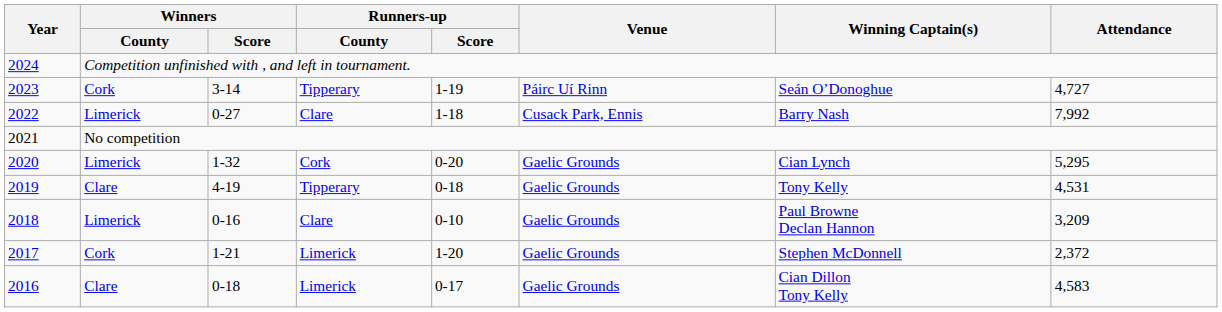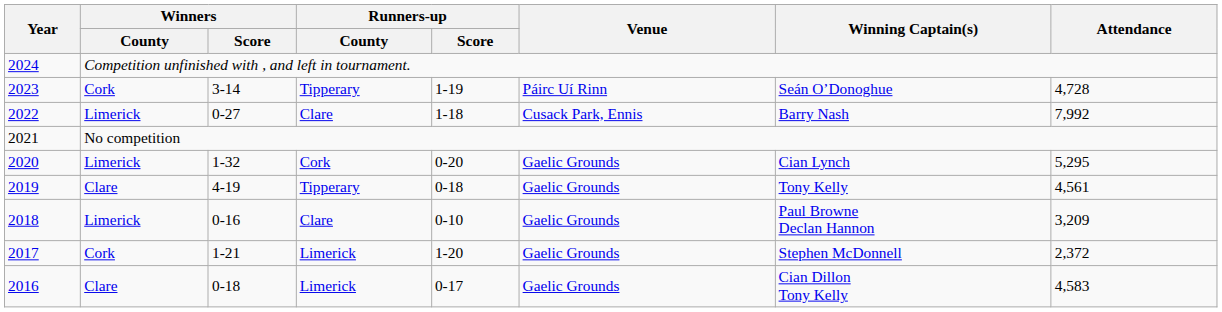(1072, 89) 4,727 -> (1072, 89) 4,728
(1072, 187) 4,531 -> (1072, 187) 4,561
